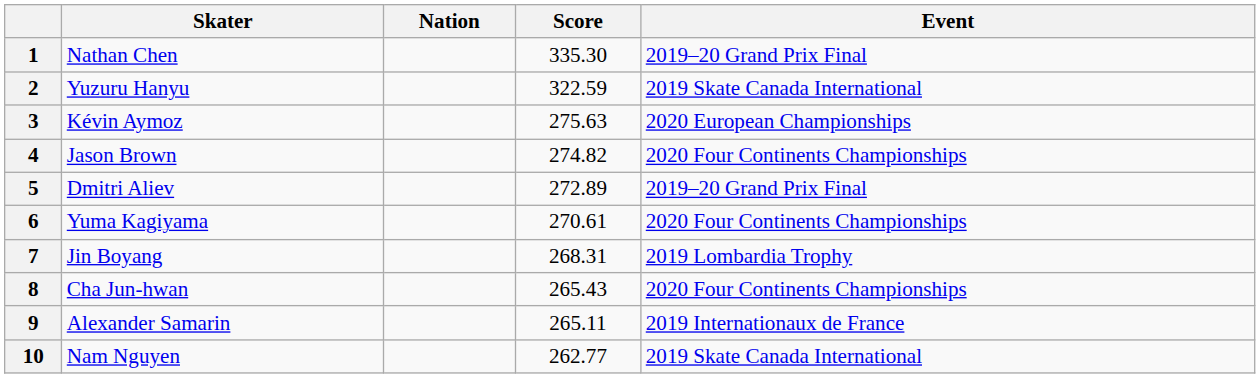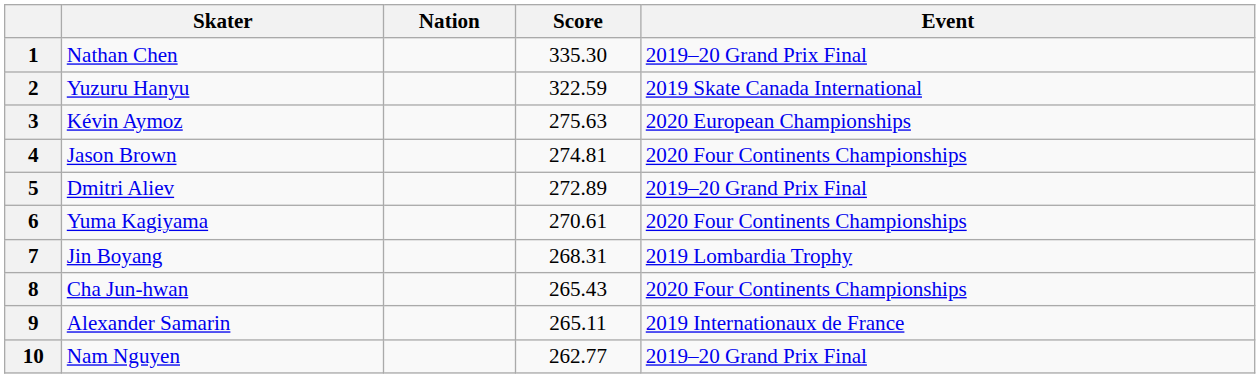(578, 155) 274.82 -> (578, 155) 274.81
(784, 356) 2019 Skate Canada International -> (756, 356) 2019–20 Grand Prix Final
